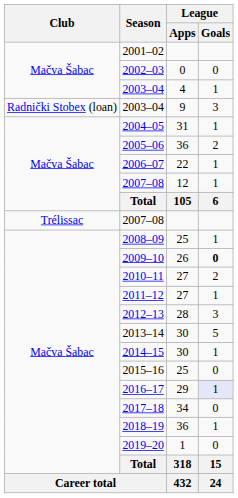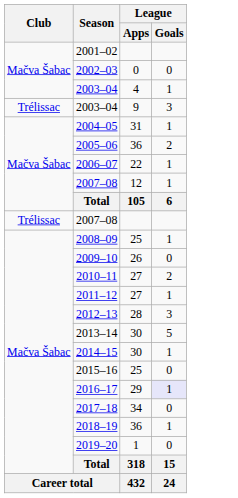(62, 107) Radnički Stobex (loan) -> (39, 107) Trélissac
(216, 257) bold -> (169, 257) normal
